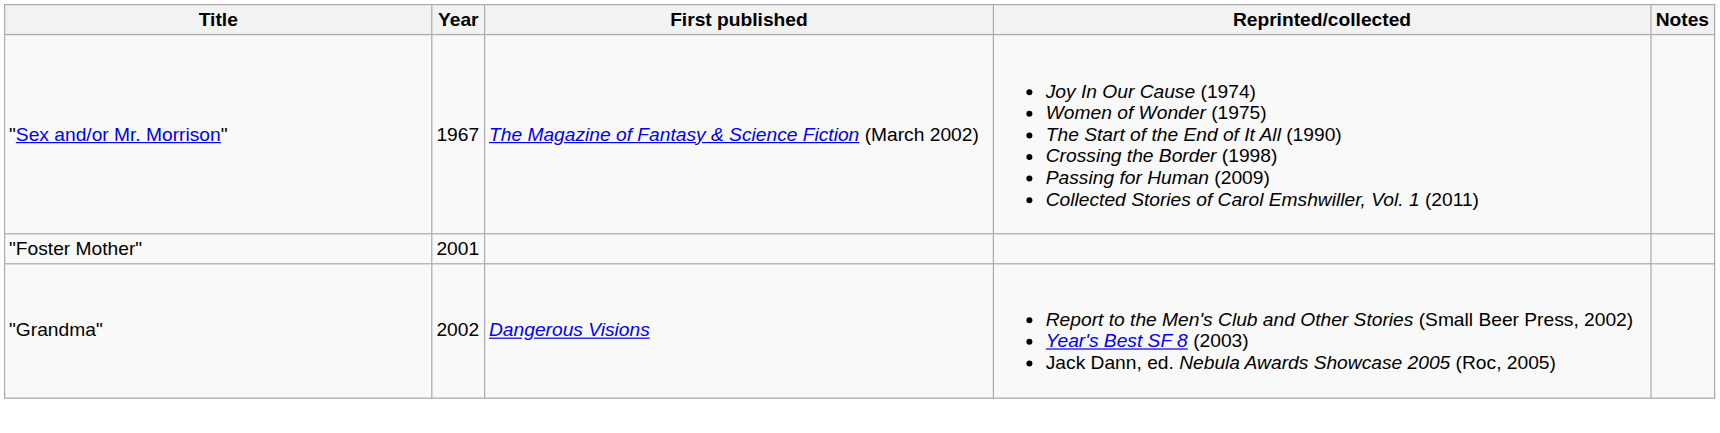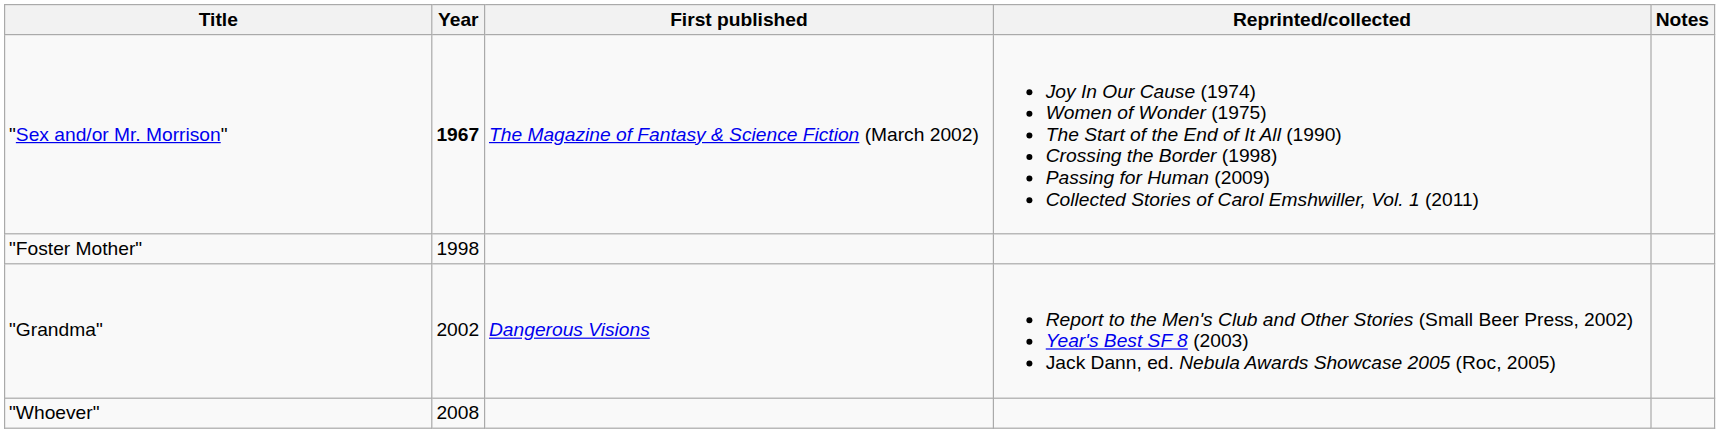(458, 134) normal -> (458, 134) bold
(458, 248) 2001 -> (458, 248) 1998
+ row: (54, 412)
